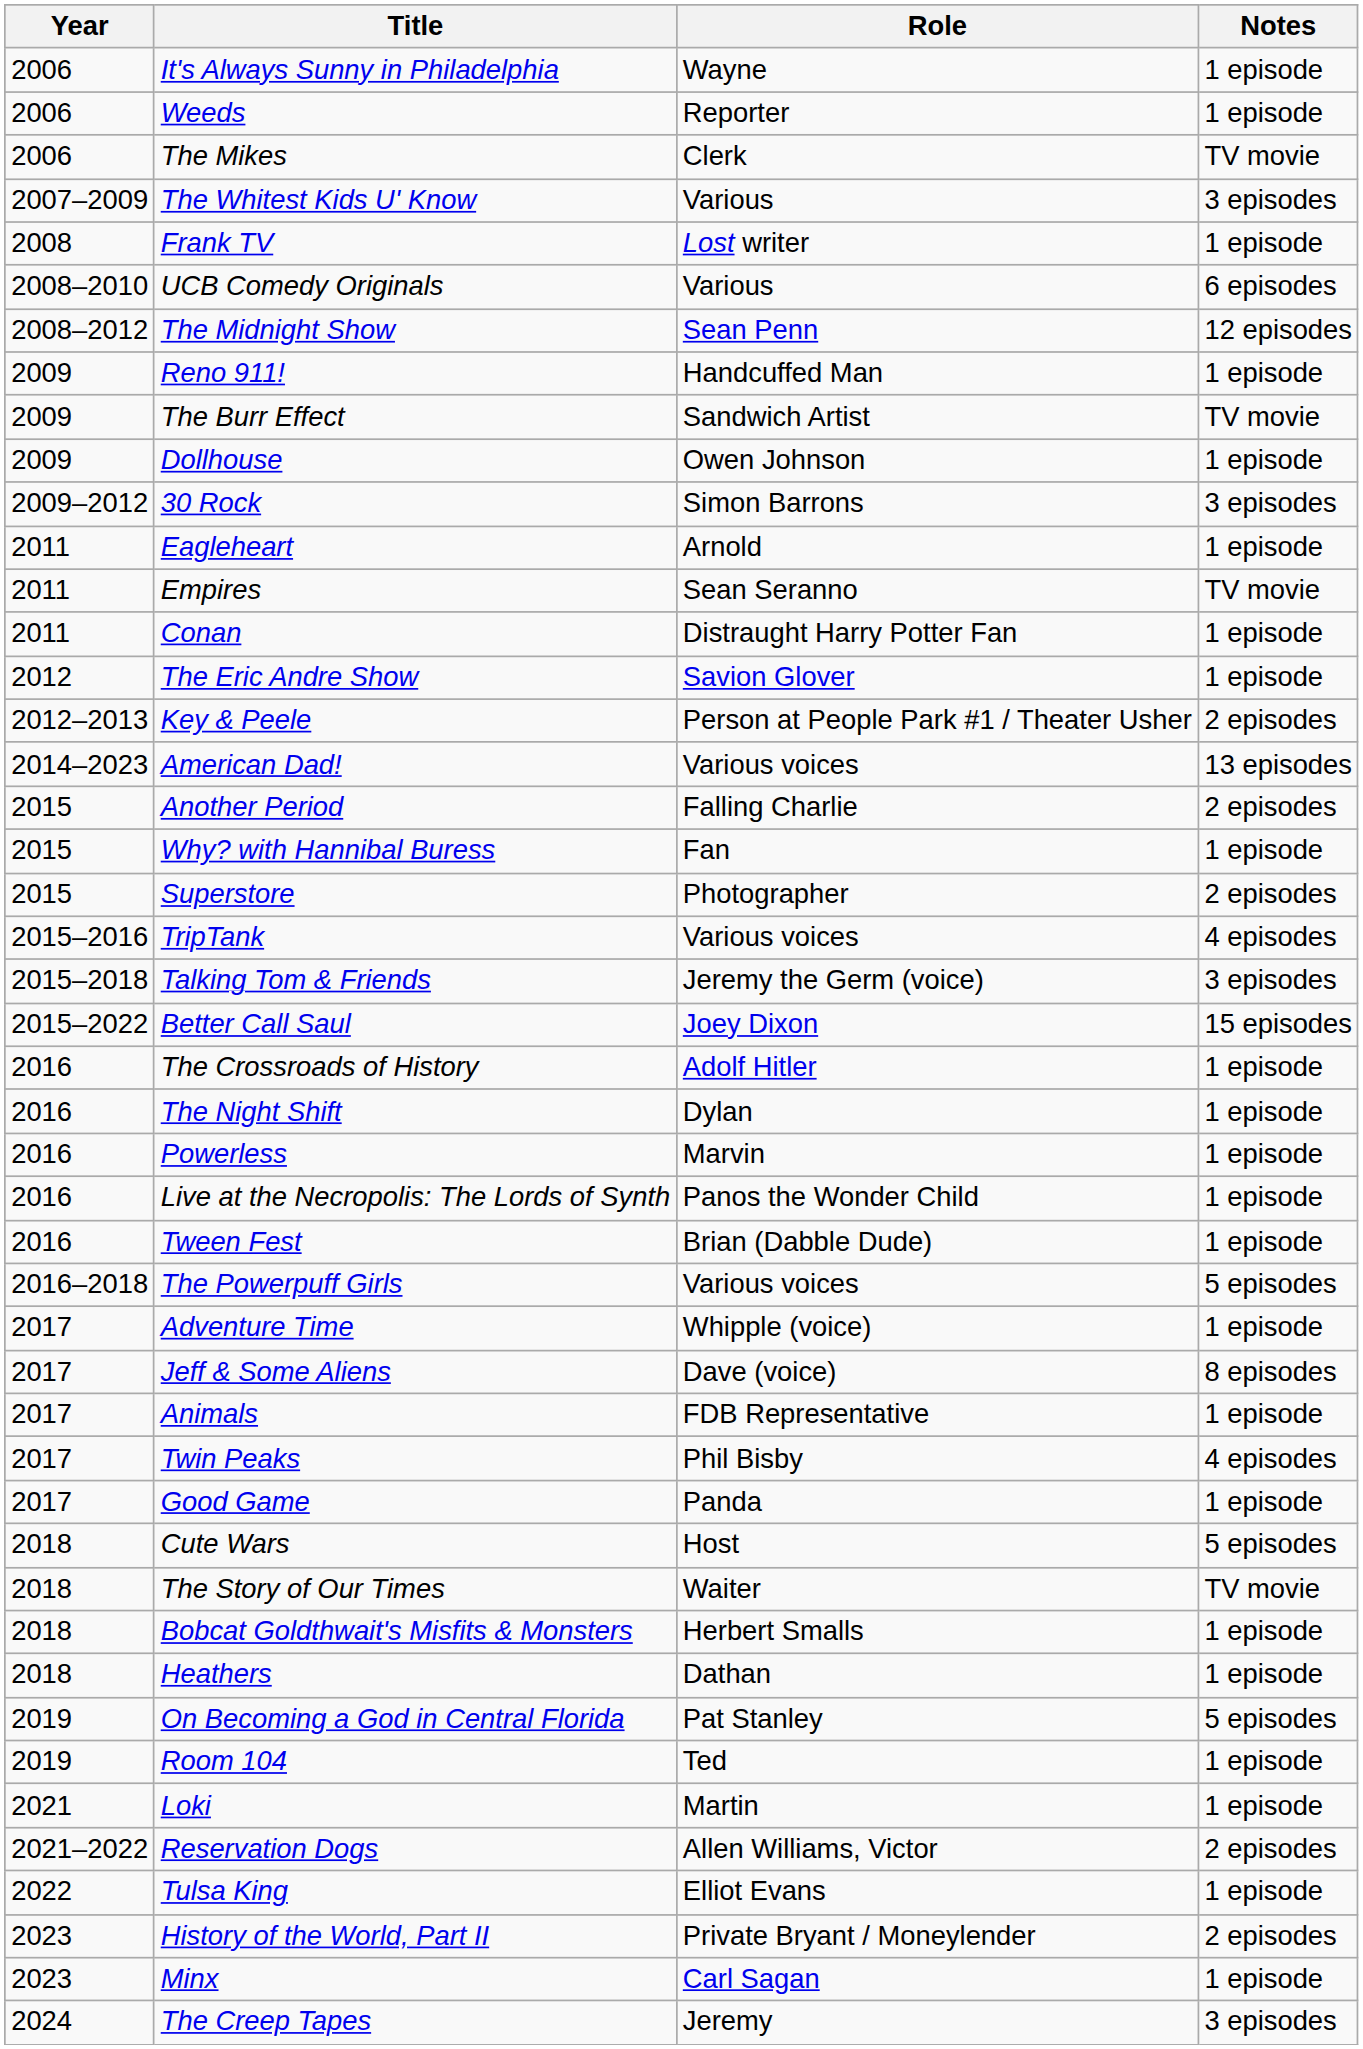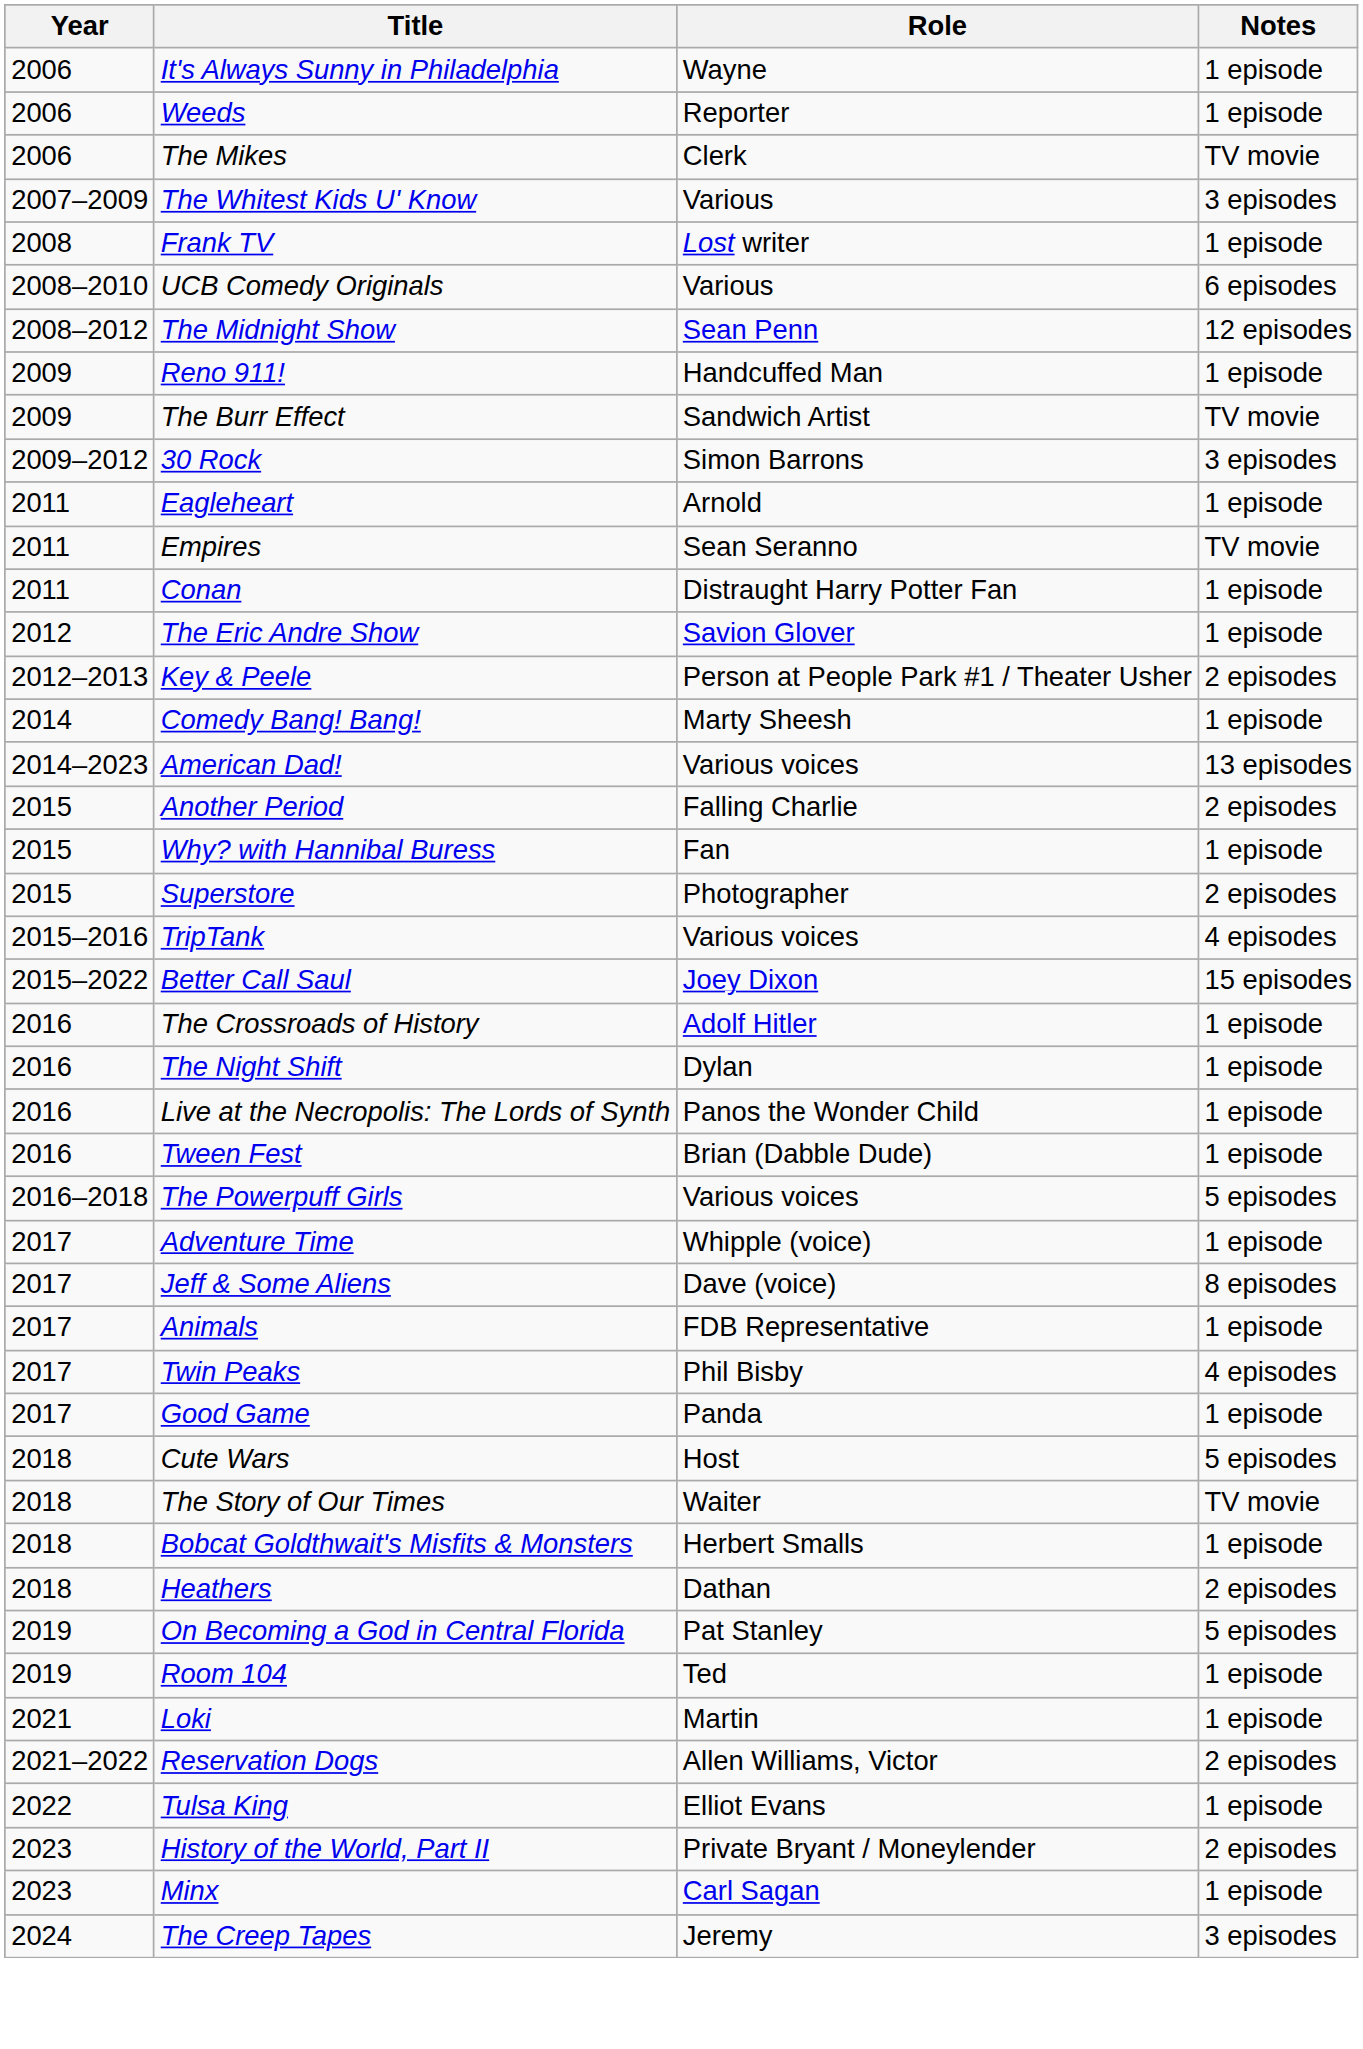- row: (222, 460)
+ row: (291, 720)
- row: (296, 980)
- row: (224, 1154)
(1264, 1675) 1 episode -> (1271, 1588) 2 episodes
